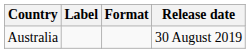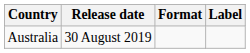columns swapped: (199, 15) <-> (81, 15)
